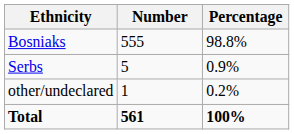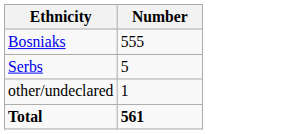- column: (246, 16)
